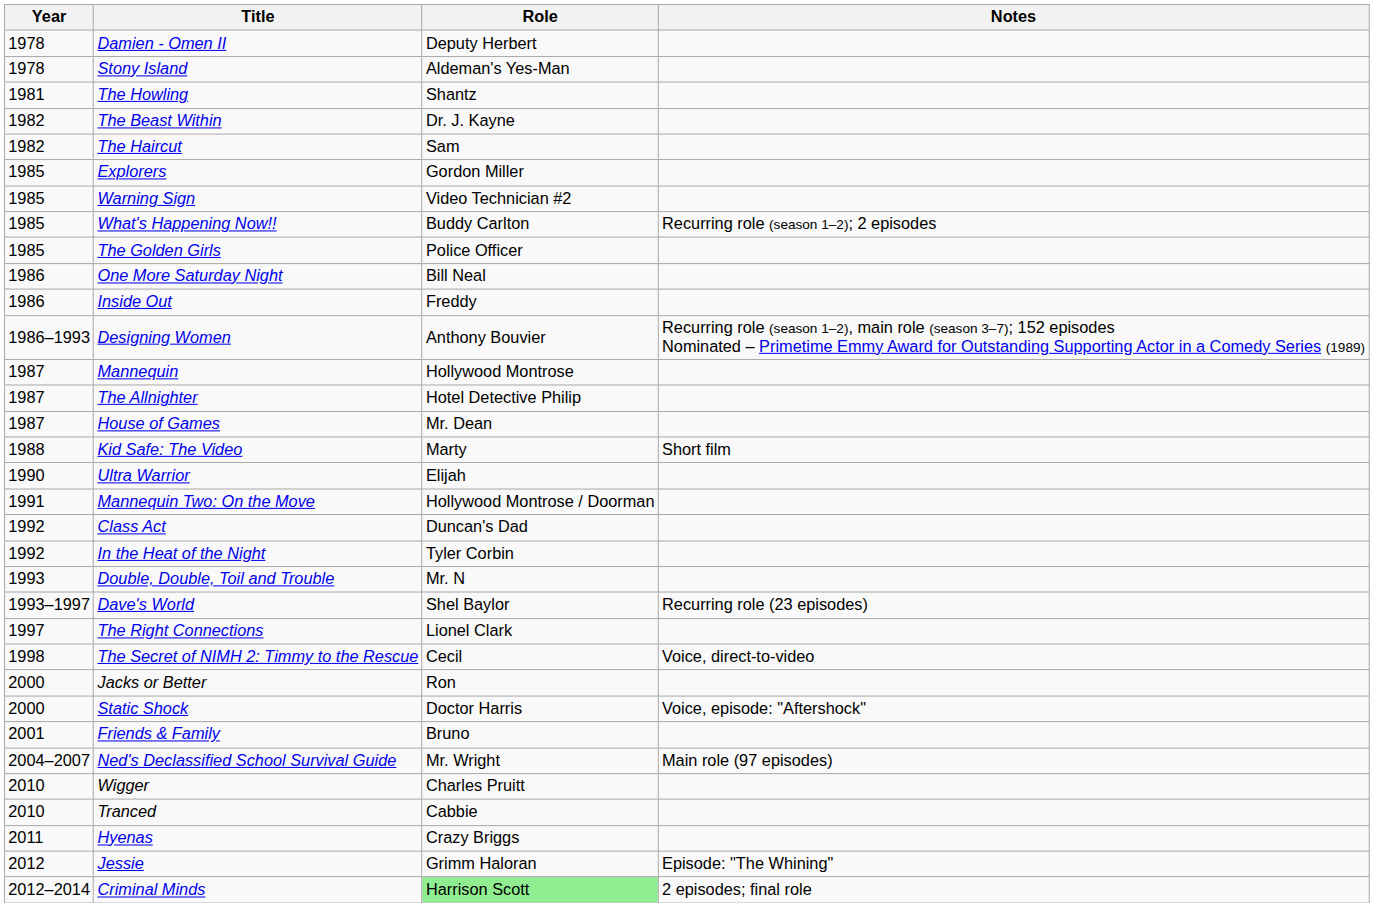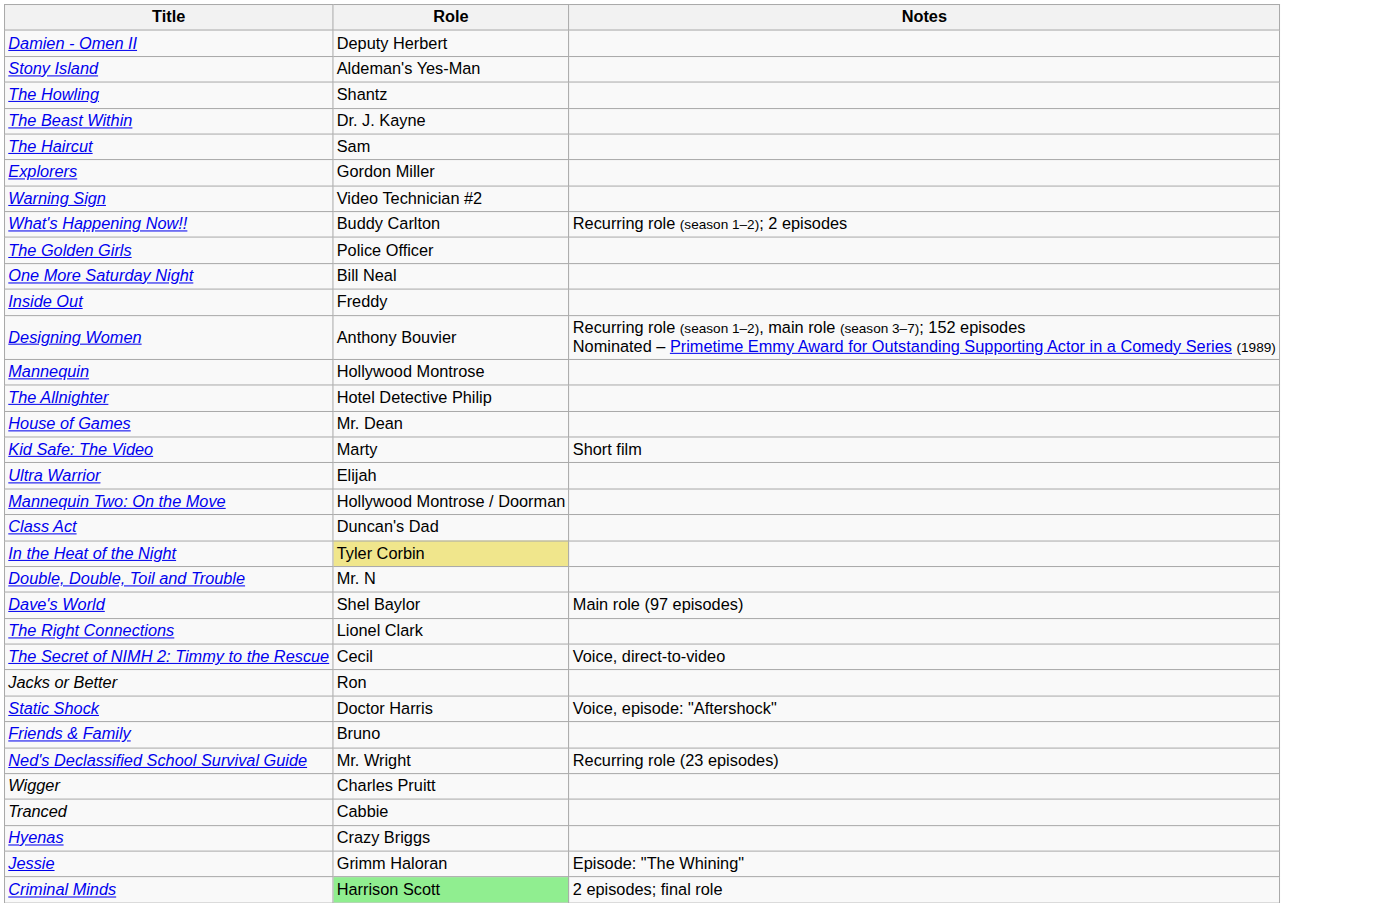- column: (49, 17)
(470, 553) no background -> (381, 553) khaki background
(765, 605) Recurring role (23 episodes) -> (658, 605) Main role (97 episodes)
(747, 760) Main role (97 episodes) -> (676, 760) Recurring role (23 episodes)
